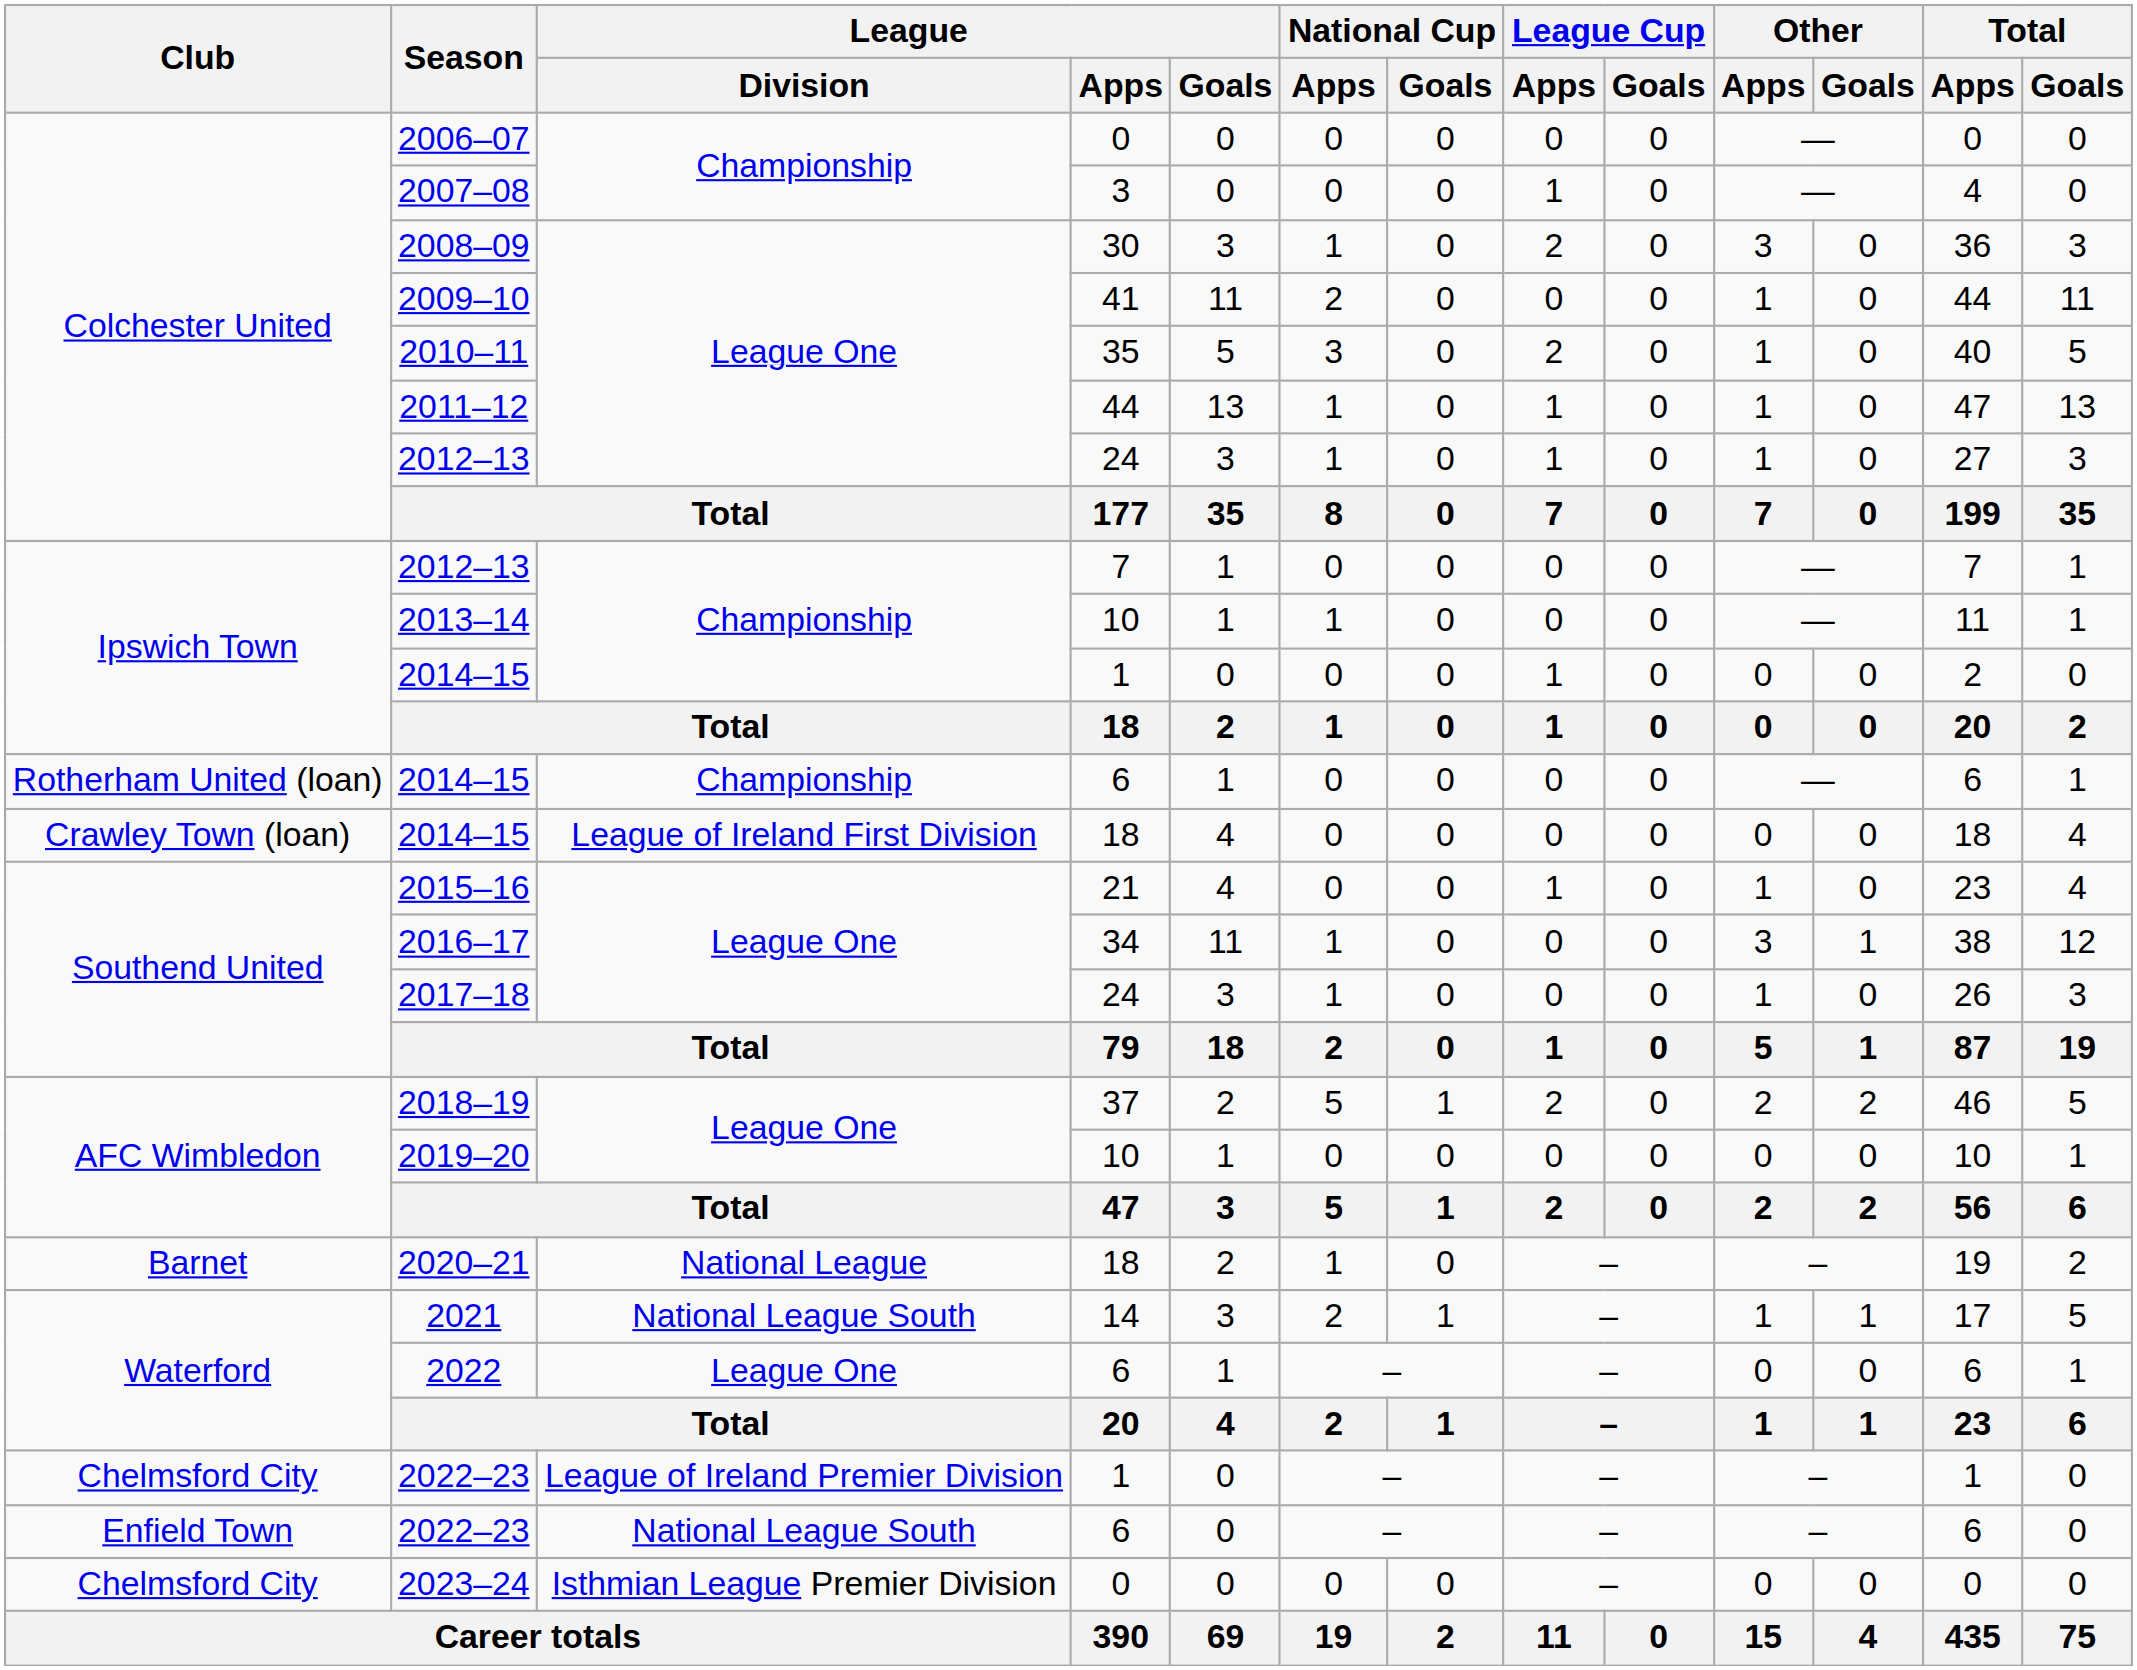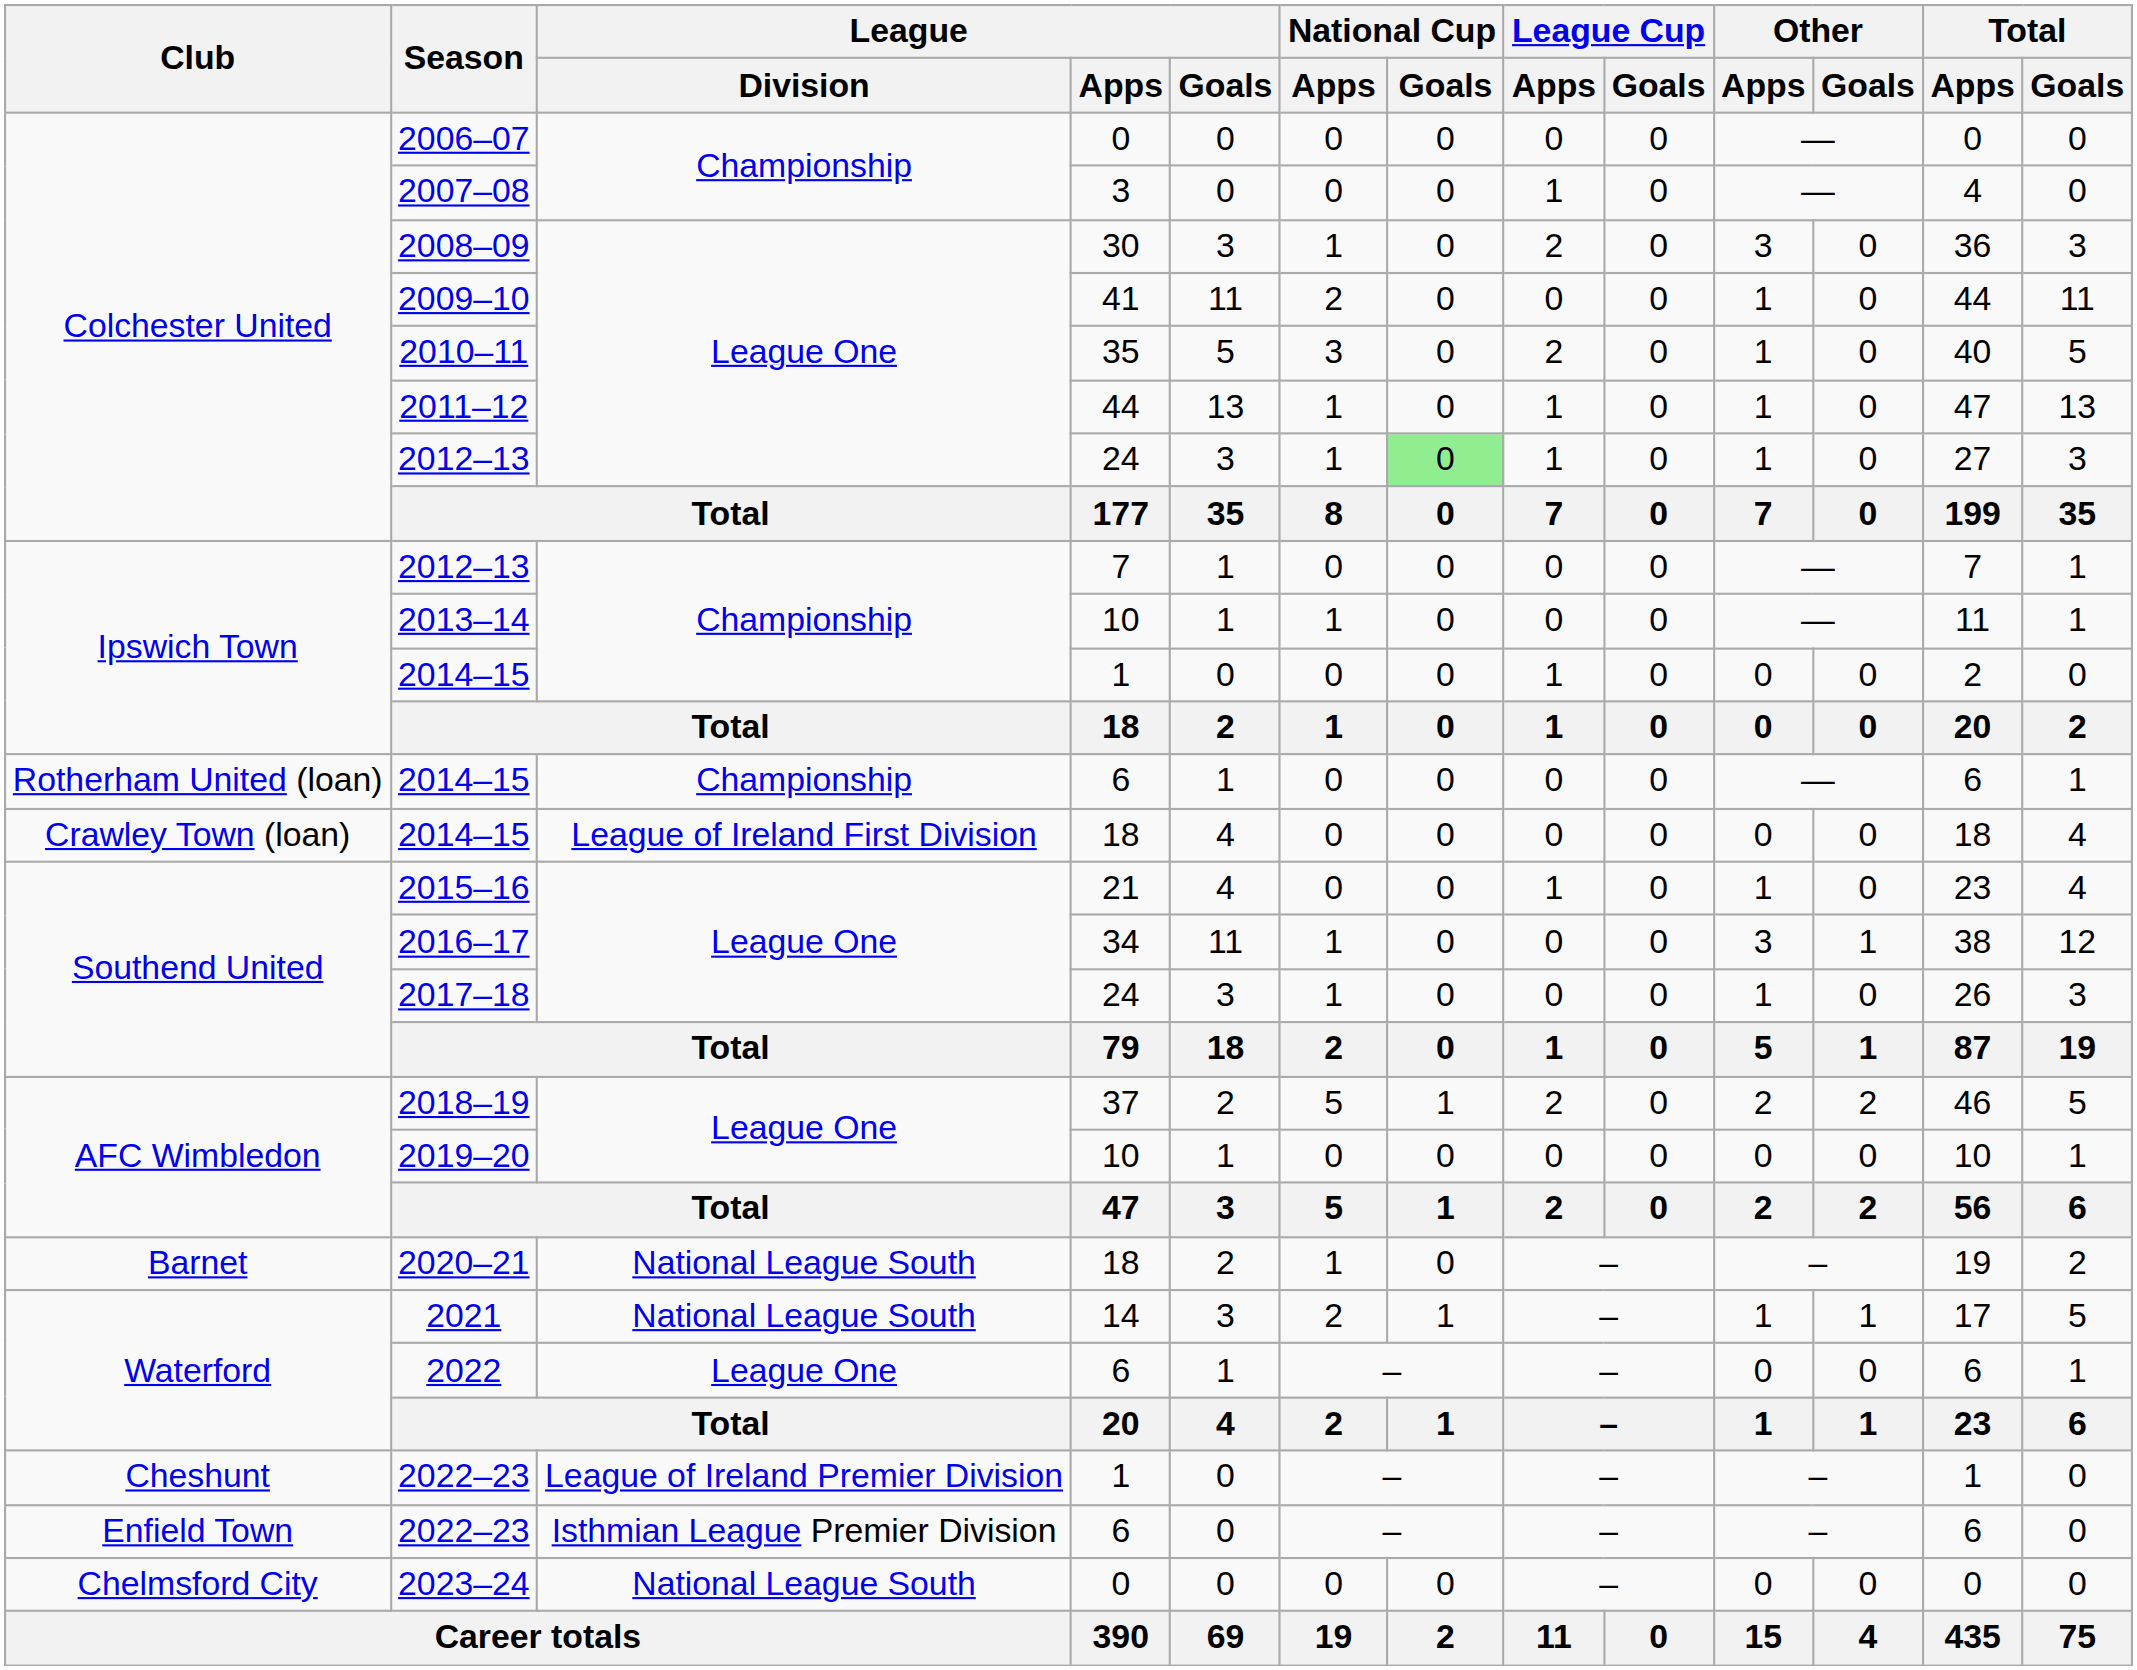(1445, 459) no background -> (1445, 459) lightgreen background
(804, 1262) National League -> (804, 1262) National League South
(198, 1476) Chelmsford City -> (198, 1476) Cheshunt
(804, 1530) National League South -> (804, 1530) Isthmian League Premier Division
(804, 1583) Isthmian League Premier Division -> (804, 1583) National League South
